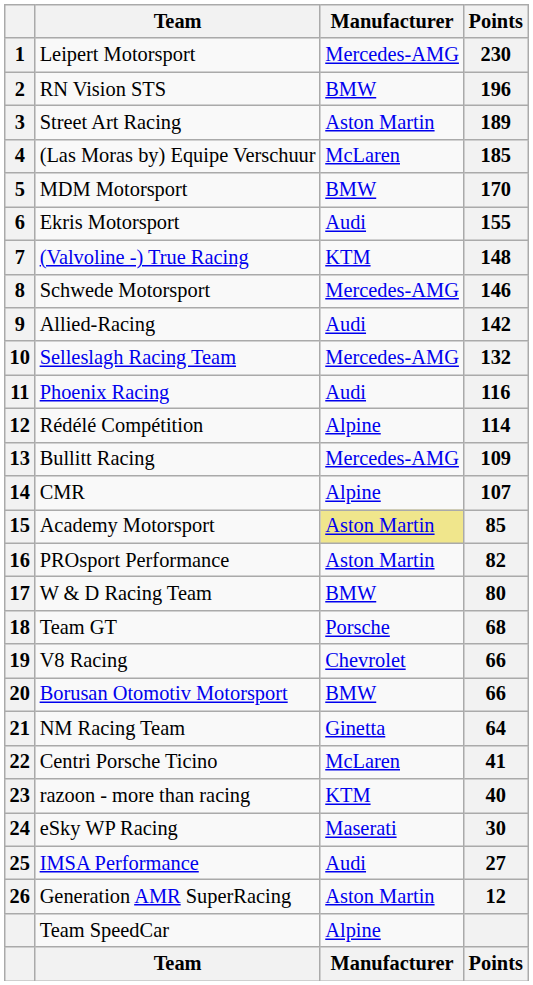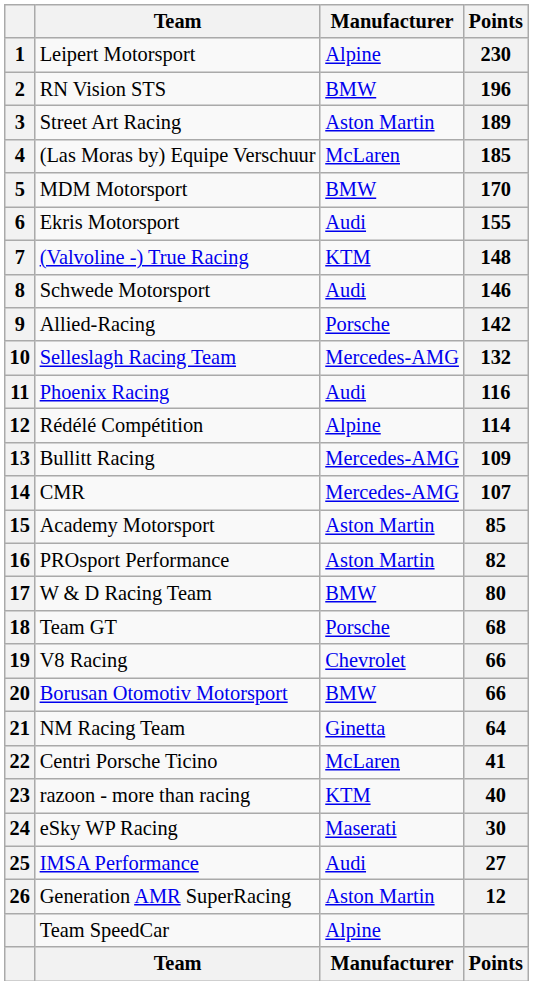(392, 54) Mercedes-AMG -> (353, 54) Alpine
(392, 290) Mercedes-AMG -> (346, 290) Audi
(346, 323) Audi -> (358, 323) Porsche
(353, 492) Alpine -> (392, 492) Mercedes-AMG
(380, 525) khaki background -> (380, 525) no background
